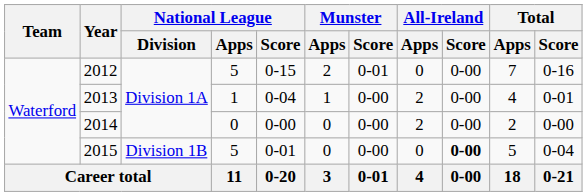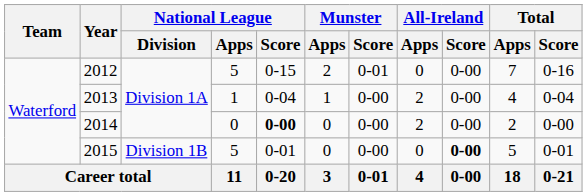(559, 97) 0-01 -> (559, 97) 0-04
(281, 124) normal -> (281, 124) bold
(559, 151) 0-04 -> (559, 151) 0-01
